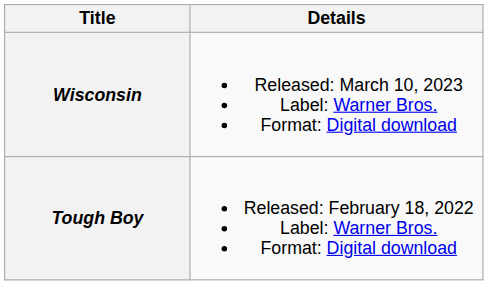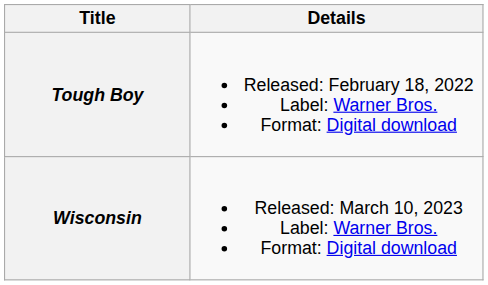rows swapped: (97, 218) <-> (97, 94)
